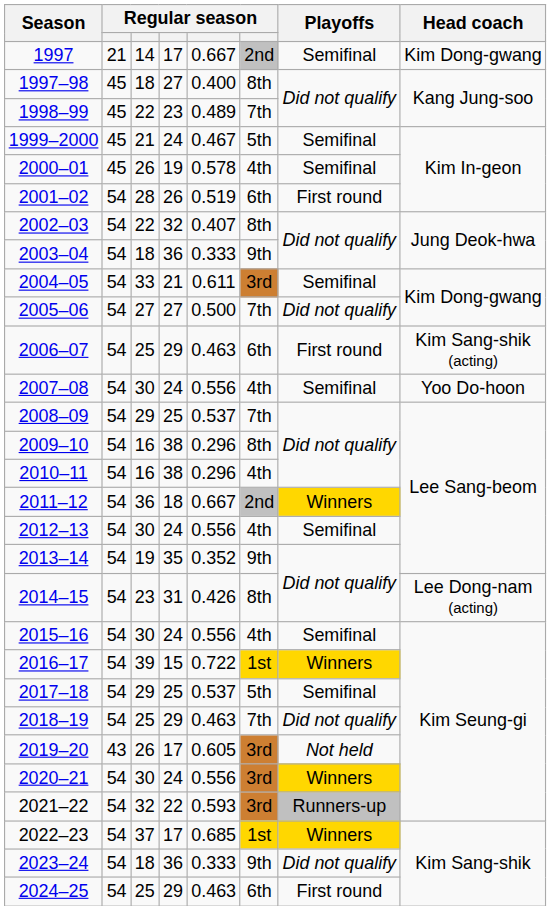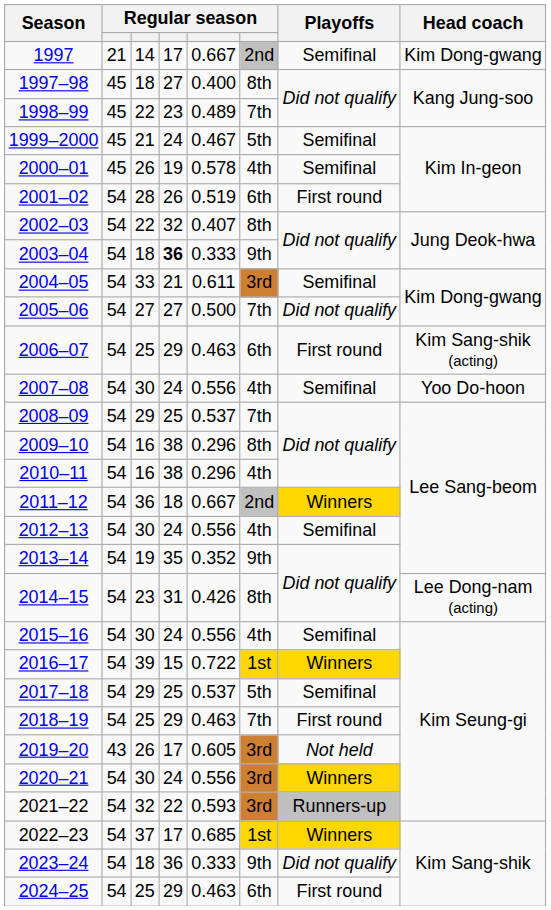(173, 254) normal -> (173, 254) bold
(339, 720) Did not qualify -> (339, 720) First round
